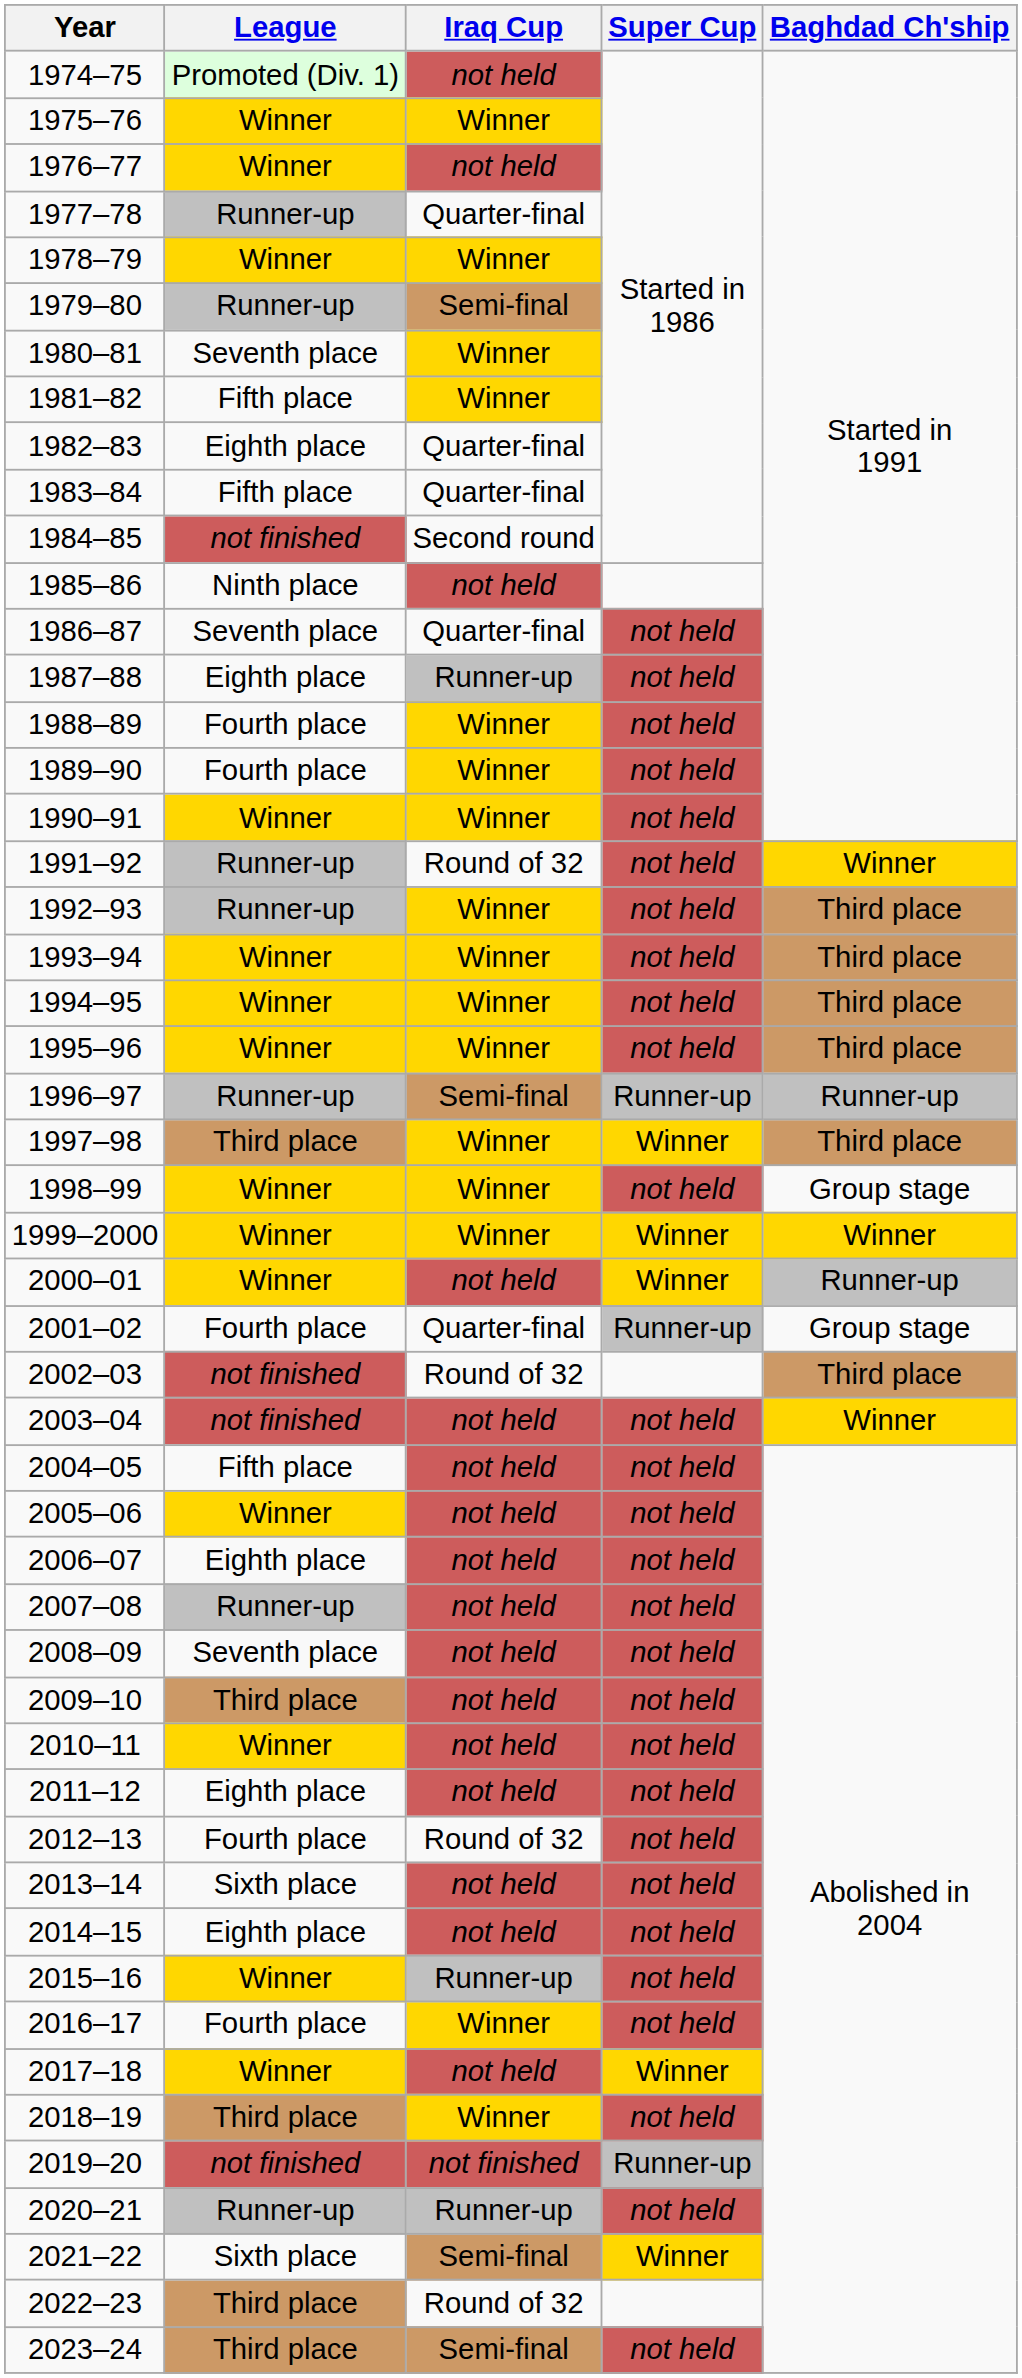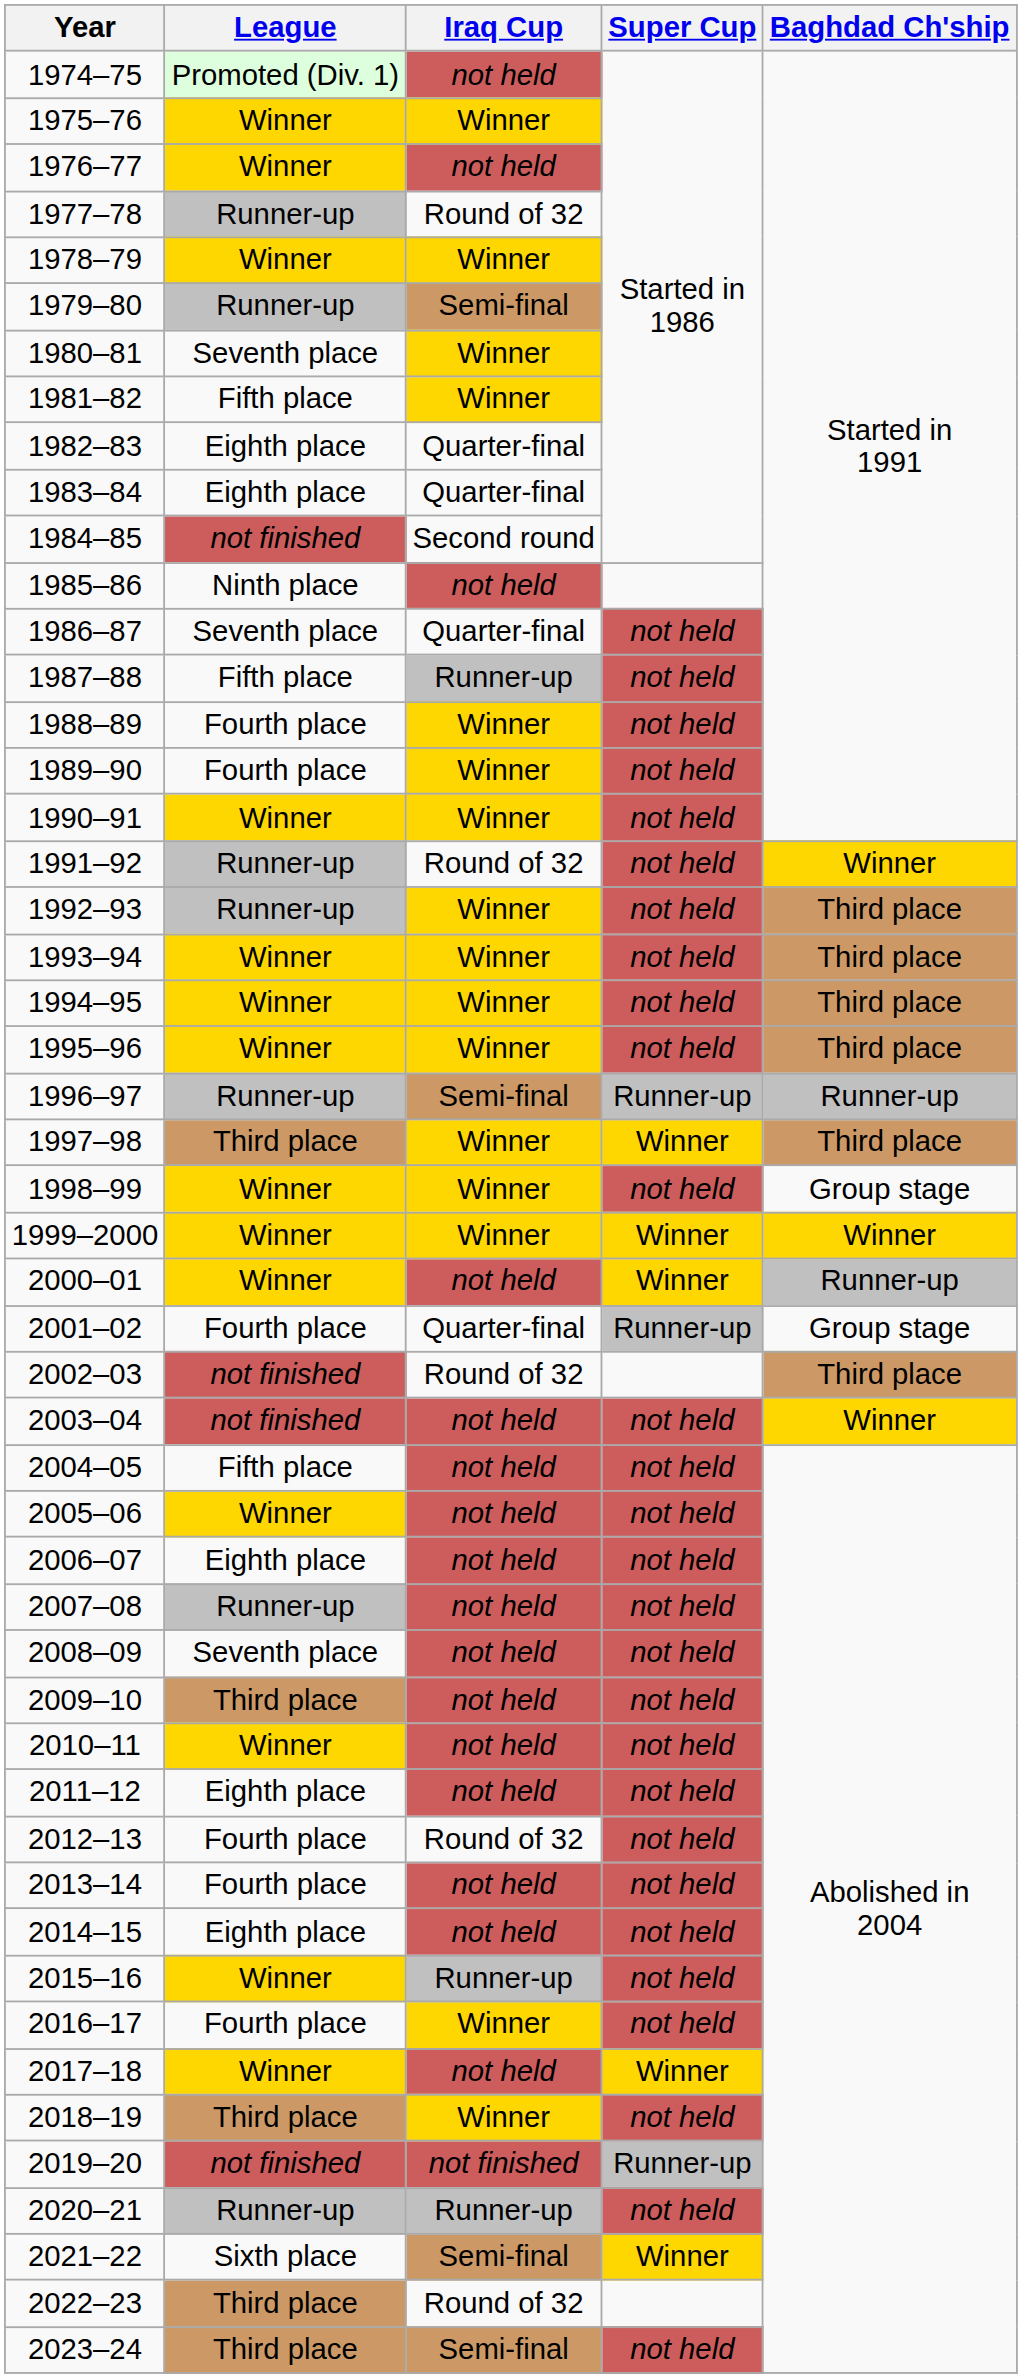(504, 213) Quarter-final -> (504, 213) Round of 32
(285, 492) Fifth place -> (285, 492) Eighth place
(285, 677) Eighth place -> (285, 677) Fifth place
(285, 1885) Sixth place -> (285, 1885) Fourth place
